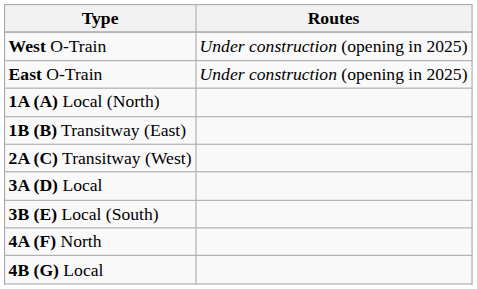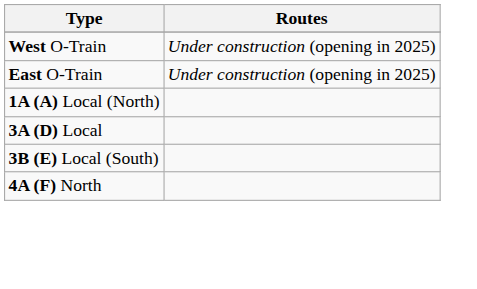- row: (97, 130)
- row: (100, 158)
- row: (56, 269)
